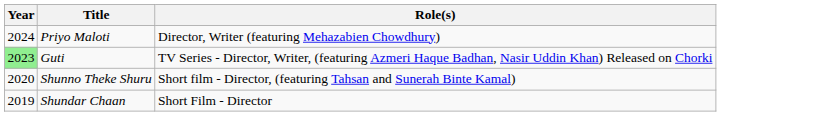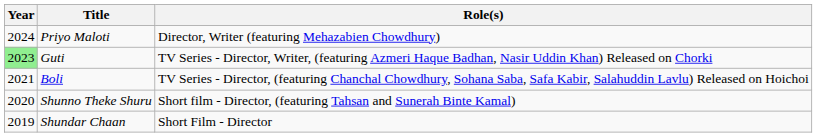+ row: (52, 79)
